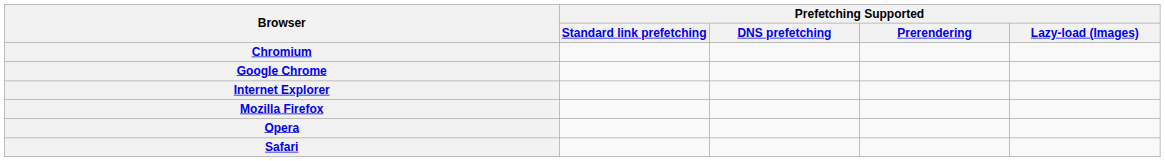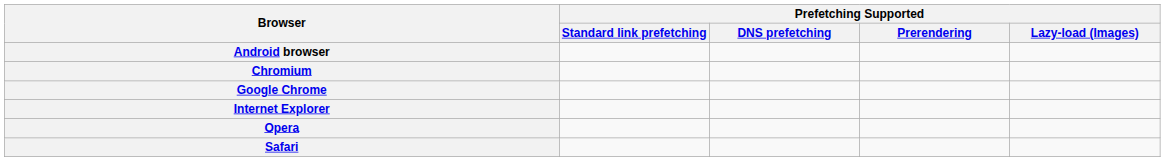+ row: (282, 52)
- row: (282, 109)
